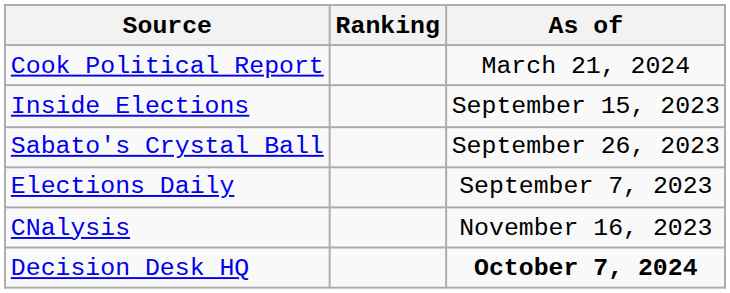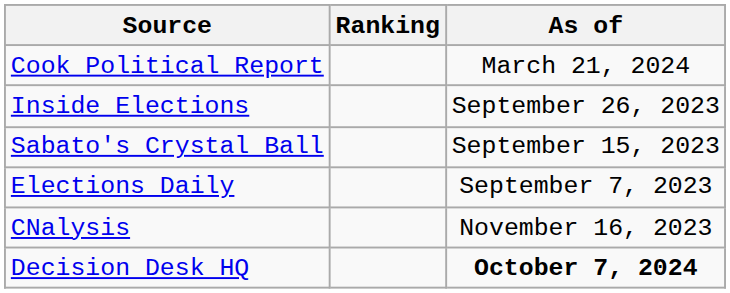(586, 106) September 15, 2023 -> (586, 106) September 26, 2023
(586, 147) September 26, 2023 -> (586, 147) September 15, 2023
